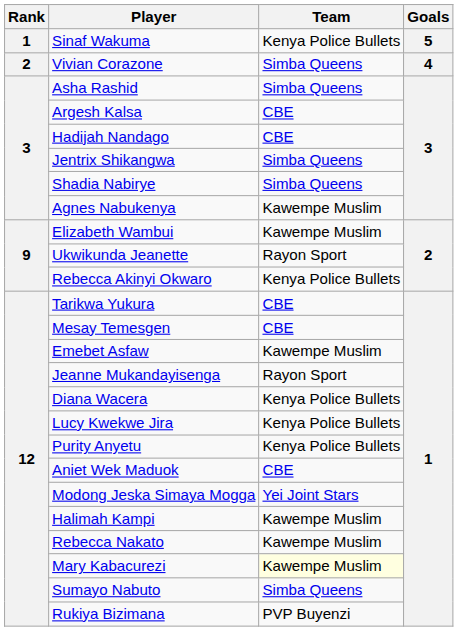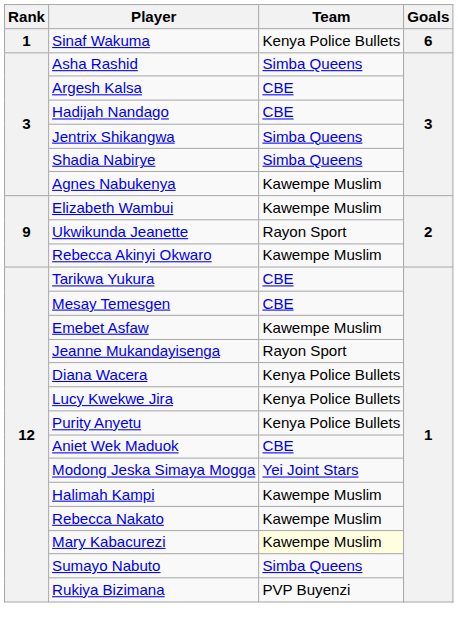(428, 41) 5 -> (428, 41) 6
- row: (107, 65)
(331, 280) Kenya Police Bullets -> (322, 256) Kawempe Muslim
